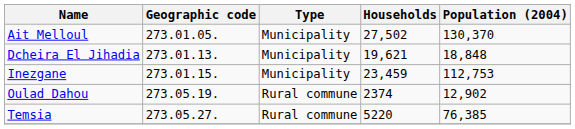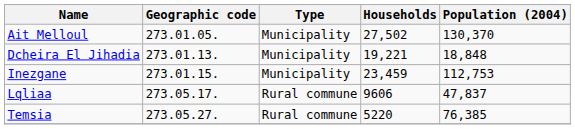(385, 54) 19,621 -> (385, 54) 19,221
+ row: (29, 94)
- row: (48, 94)
